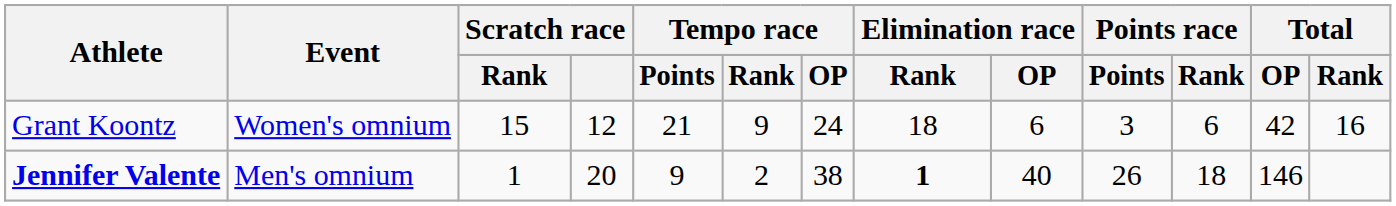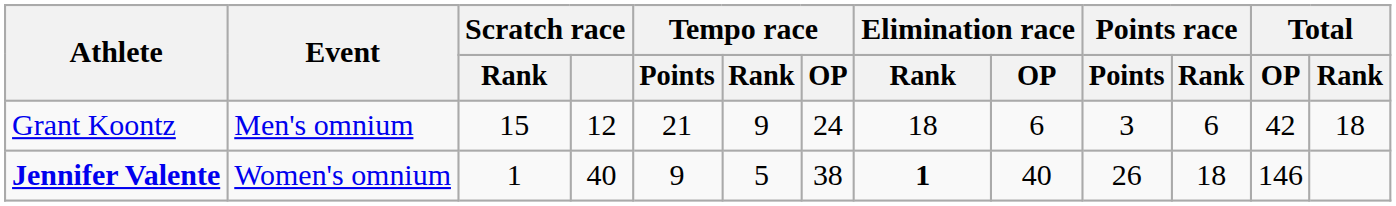(343, 125) Women's omnium -> (324, 125) Men's omnium
(1350, 125) 16 -> (1350, 125) 18
(324, 175) Men's omnium -> (343, 175) Women's omnium
(601, 175) 20 -> (601, 175) 40
(762, 175) 2 -> (762, 175) 5
